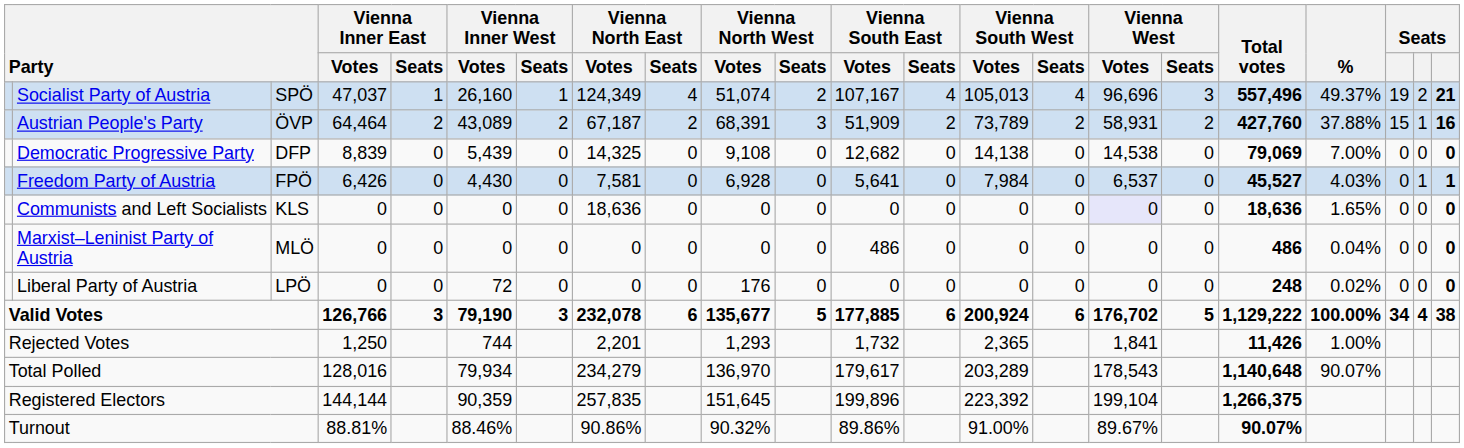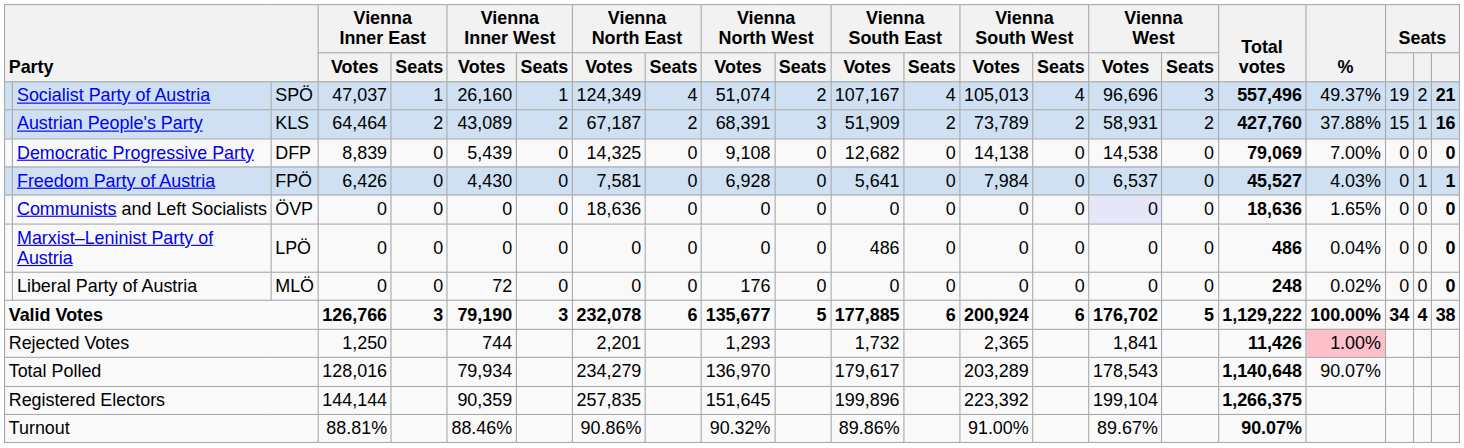(294, 124) ÖVP -> (292, 124) KLS
(292, 209) KLS -> (294, 209) ÖVP
(295, 247) MLÖ -> (293, 247) LPÖ
(293, 286) LPÖ -> (295, 286) MLÖ
(1356, 343) no background -> (1356, 343) pink background
